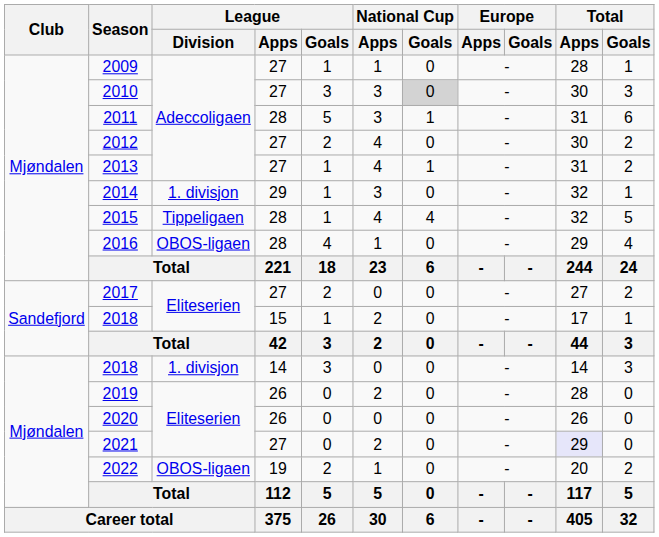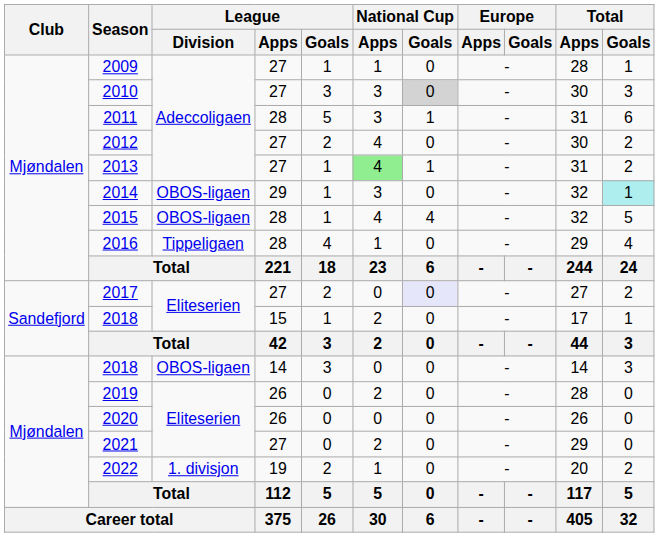(378, 167) no background -> (378, 167) lightgreen background
(203, 192) 1. divisjon -> (203, 192) OBOS-ligaen
(628, 192) no background -> (628, 192) paleturquoise background
(203, 218) Tippeligaen -> (203, 218) OBOS-ligaen
(203, 243) OBOS-ligaen -> (203, 243) Tippeligaen
(430, 293) no background -> (430, 293) lavender background
(203, 368) 1. divisjon -> (203, 368) OBOS-ligaen
(579, 444) lavender background -> (579, 444) no background
(203, 469) OBOS-ligaen -> (203, 469) 1. divisjon
